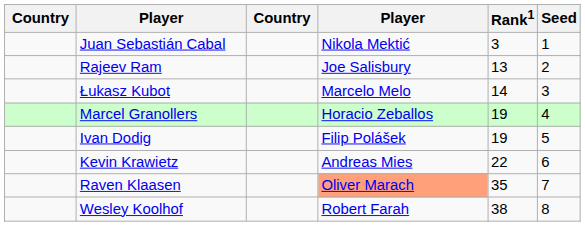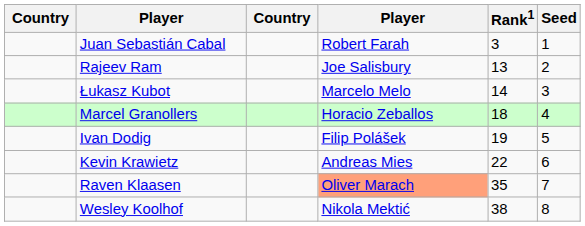(366, 43) Nikola Mektić -> (365, 43) Robert Farah
(499, 114) 19 -> (499, 114) 18
(365, 209) Robert Farah -> (366, 209) Nikola Mektić
